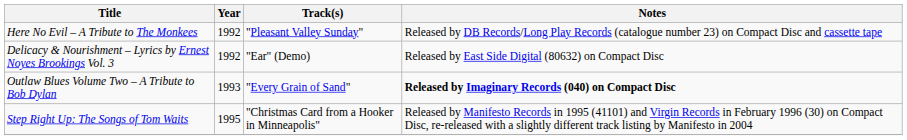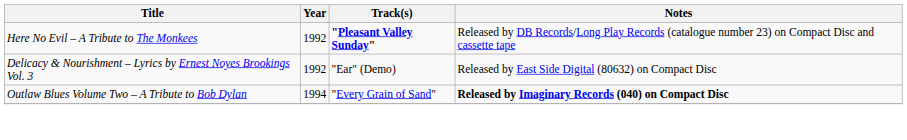(305, 31) normal -> (372, 38) bold
(229, 87) 1993 -> (315, 94) 1994
- row: (98, 119)
